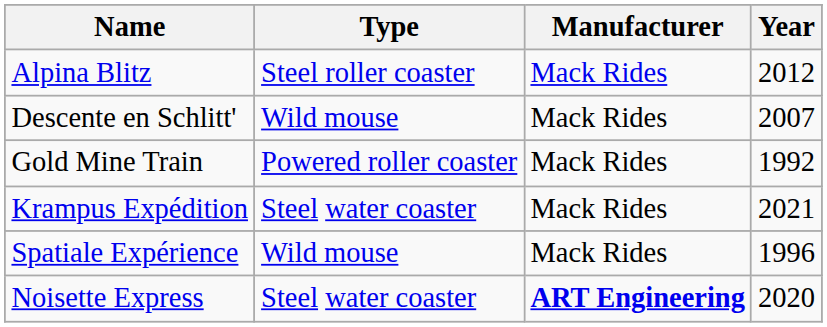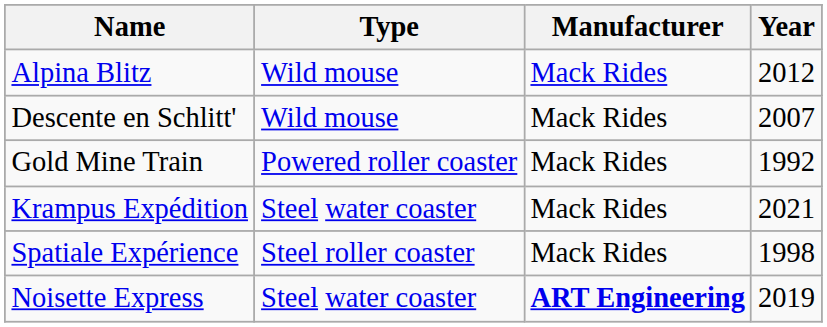(368, 72) Steel roller coaster -> (330, 72) Wild mouse
(330, 252) Wild mouse -> (368, 252) Steel roller coaster
(787, 252) 1996 -> (787, 252) 1998
(787, 298) 2020 -> (787, 298) 2019
